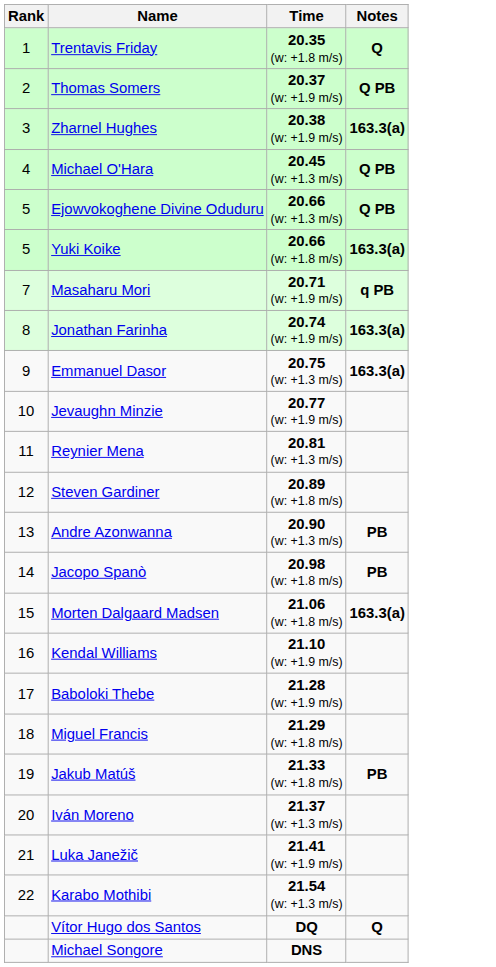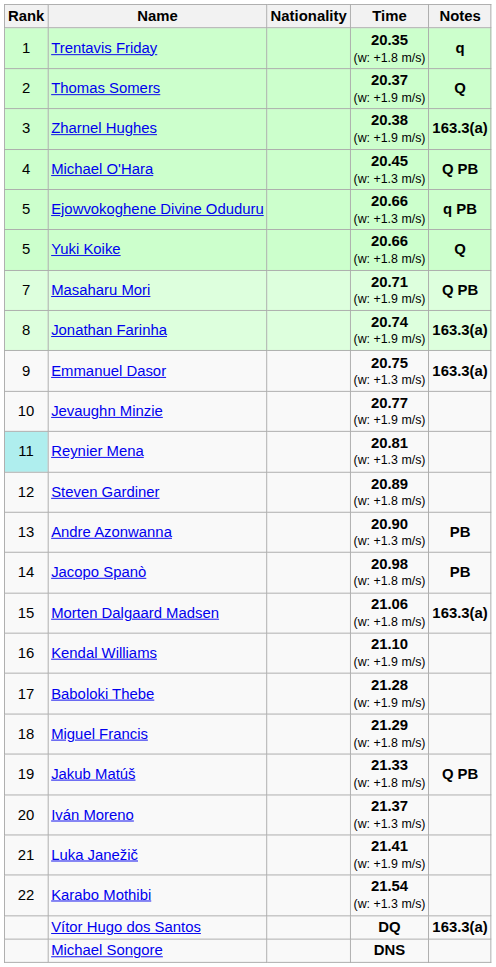+ column: (309, 16)
(377, 48) Q -> (460, 48) q
(377, 88) Q PB -> (460, 88) Q
(377, 209) Q PB -> (460, 209) q PB
(377, 249) 163.3(a) -> (460, 249) Q
(377, 290) q PB -> (460, 290) Q PB
(26, 451) no background -> (26, 451) paleturquoise background
(377, 774) PB -> (460, 774) Q PB
(377, 927) Q -> (460, 927) 163.3(a)
